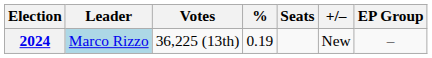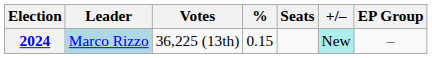(260, 41) 0.19 -> (260, 41) 0.15
(336, 41) no background -> (336, 41) paleturquoise background
